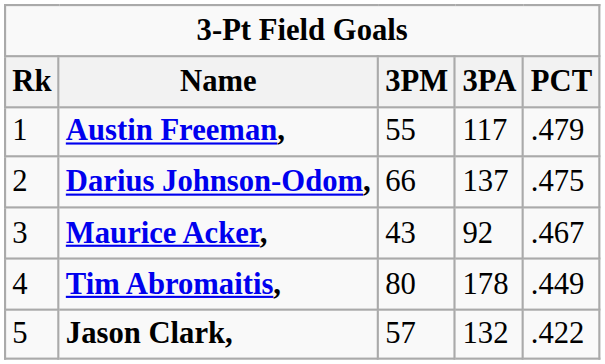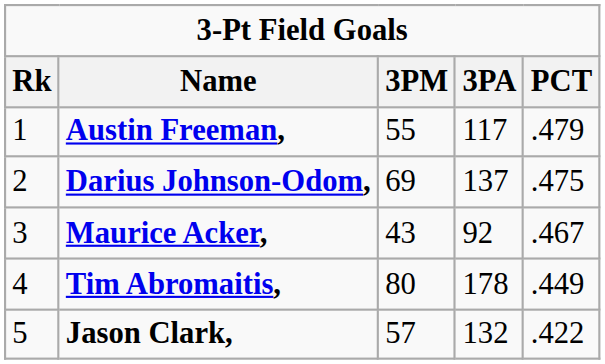(400, 181) 66 -> (400, 181) 69
